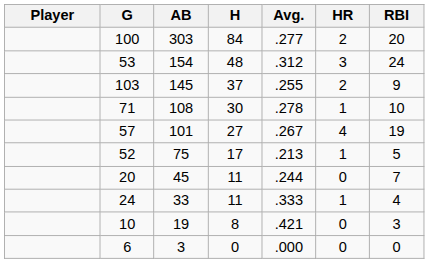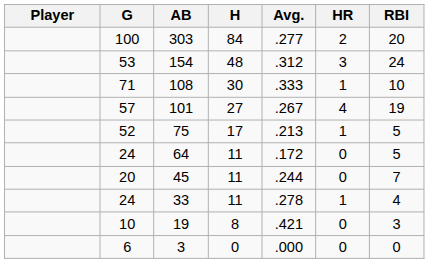- row: (181, 85)
(289, 108) .278 -> (289, 85) .333
+ row: (181, 154)
(289, 200) .333 -> (289, 200) .278
